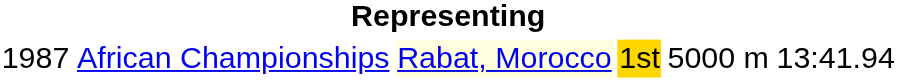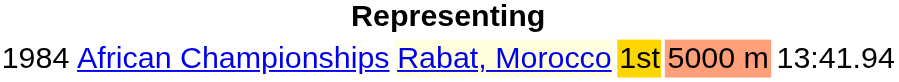(36, 58) 1987 -> (36, 58) 1984
(718, 58) no background -> (718, 58) lightsalmon background
